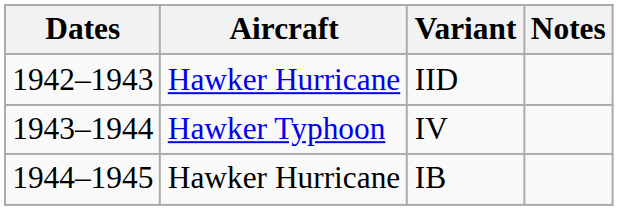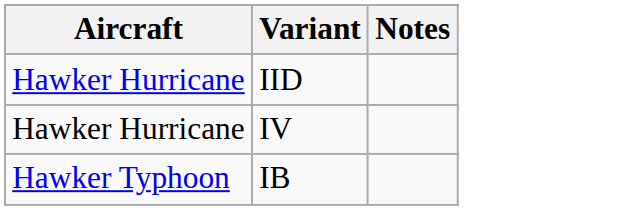- column: (83, 29)
(277, 128) Hawker Typhoon -> (128, 128) Hawker Hurricane
(284, 178) Hawker Hurricane -> (121, 178) Hawker Typhoon
